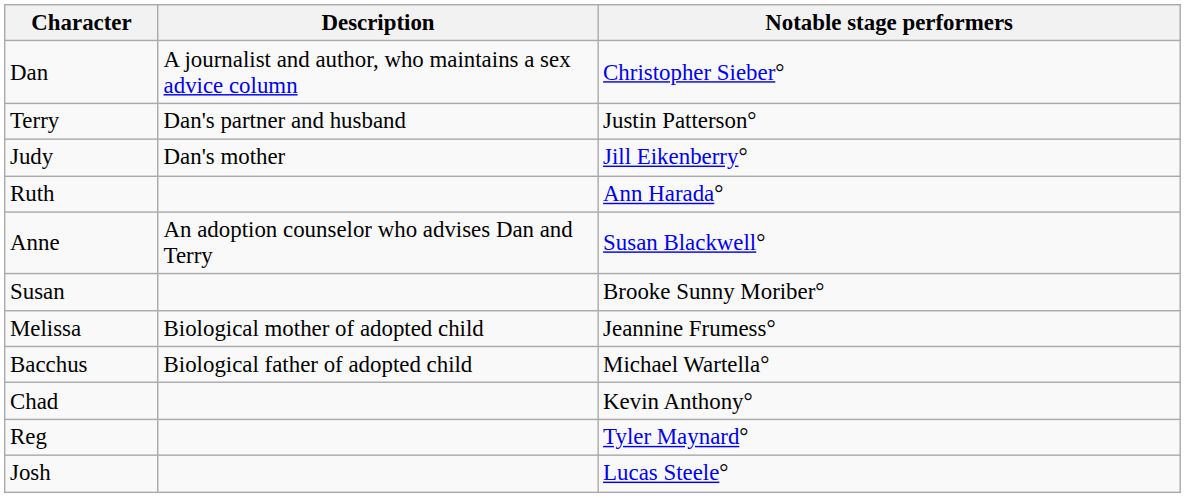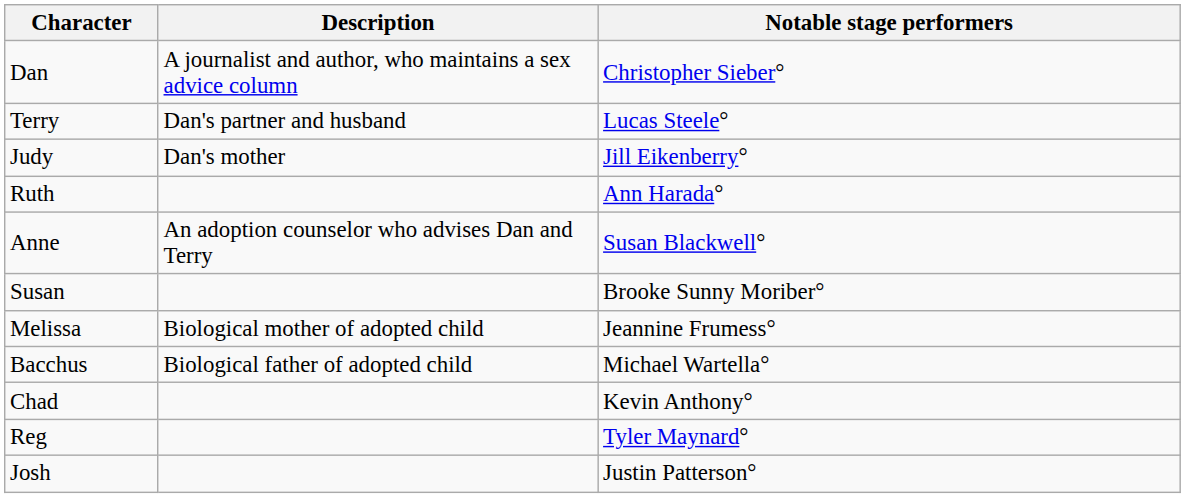(680, 120) Justin Patterson° -> (666, 120) Lucas Steele°
(666, 473) Lucas Steele° -> (680, 473) Justin Patterson°
